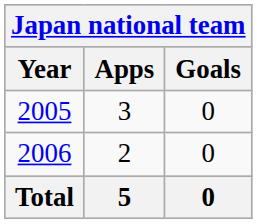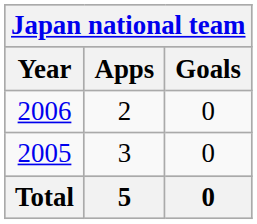rows swapped: (45, 111) <-> (45, 153)
